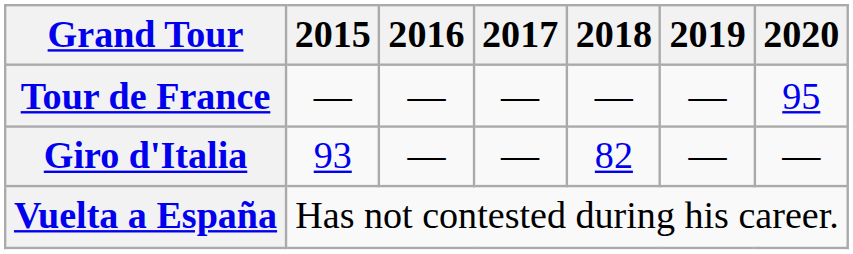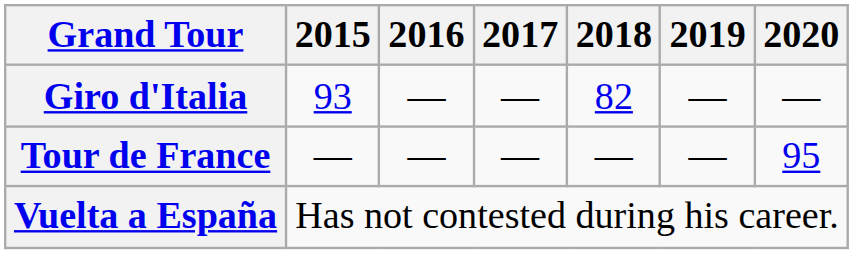rows swapped: (146, 155) <-> (146, 95)
